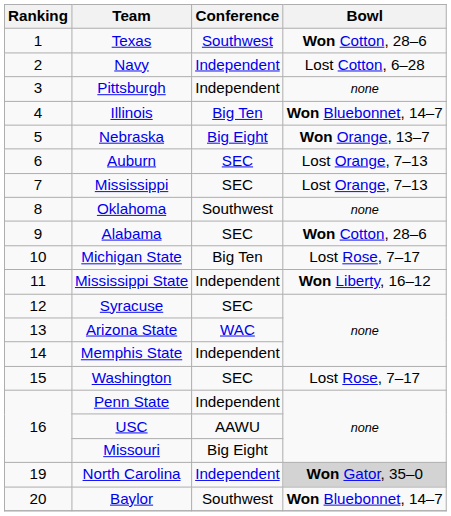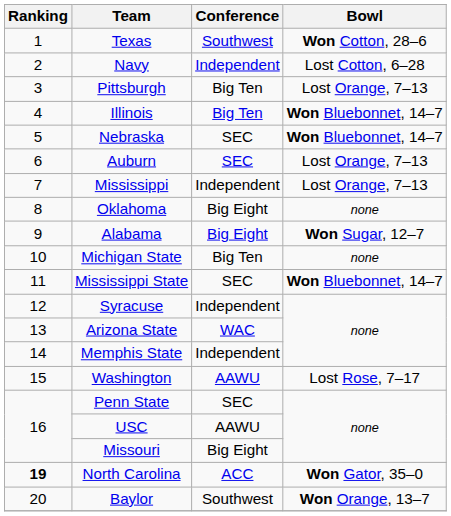(237, 88) Independent -> (237, 88) Big Ten
(365, 89) none -> (365, 88) Lost Orange, 7–13
(237, 137) Big Eight -> (237, 137) SEC
(365, 137) Won Orange, 13–7 -> (365, 137) Won Bluebonnet, 14–7
(237, 185) SEC -> (237, 185) Independent
(237, 209) Southwest -> (237, 209) Big Eight
(237, 233) SEC -> (237, 233) Big Eight
(365, 233) Won Cotton, 28–6 -> (365, 233) Won Sugar, 12–7
(365, 257) Lost Rose, 7–17 -> (365, 258) none
(237, 281) Independent -> (237, 281) SEC
(365, 281) Won Liberty, 16–12 -> (365, 281) Won Bluebonnet, 14–7
(237, 305) SEC -> (237, 305) Independent
(237, 378) SEC -> (237, 378) AAWU
(237, 402) Independent -> (237, 402) SEC
(38, 474) normal -> (38, 474) bold
(237, 474) Independent -> (237, 474) ACC
(365, 474) lightgrey background -> (365, 474) no background
(365, 498) Won Bluebonnet, 14–7 -> (365, 498) Won Orange, 13–7
